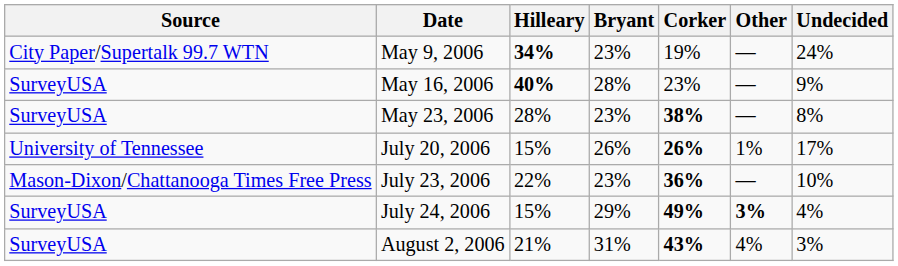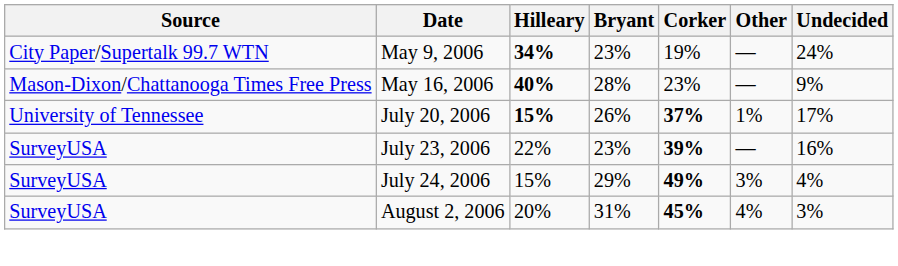(58, 84) SurveyUSA -> (190, 84) Mason-Dixon/Chattanooga Times Free Press
- row: (437, 116)
(532, 148) normal -> (534, 116) bold
(684, 148) 26% -> (684, 116) 37%
(190, 180) Mason-Dixon/Chattanooga Times Free Press -> (58, 148) SurveyUSA
(684, 180) 36% -> (684, 148) 39%
(815, 180) 10% -> (815, 148) 16%
(751, 212) bold -> (749, 180) normal
(532, 244) 21% -> (532, 212) 20%
(684, 244) 43% -> (684, 212) 45%
